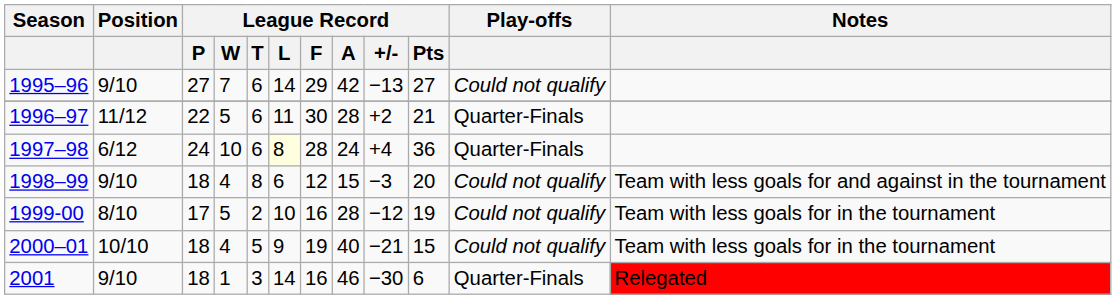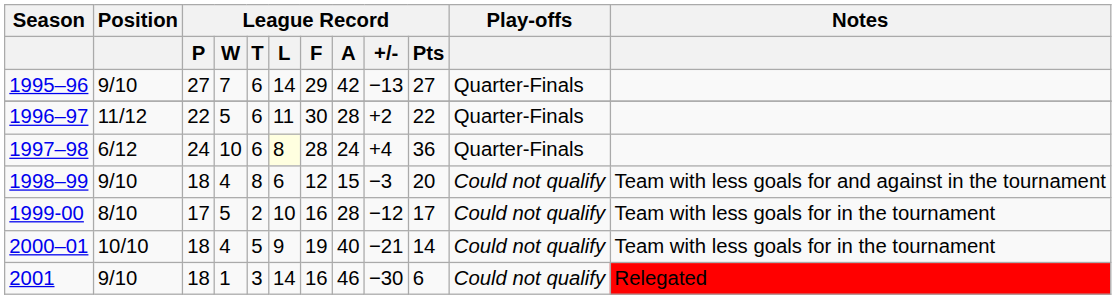(529, 85) Could not qualify -> (519, 85) Quarter-Finals
(424, 117) 21 -> (424, 117) 22
(424, 213) 19 -> (424, 213) 17
(424, 246) 15 -> (424, 246) 14
(519, 278) Quarter-Finals -> (529, 278) Could not qualify
